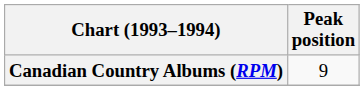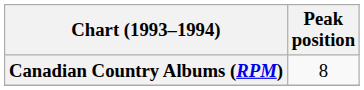(323, 70) 9 -> (323, 70) 8
